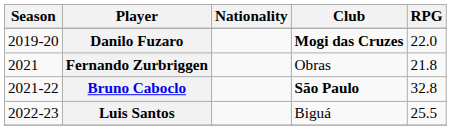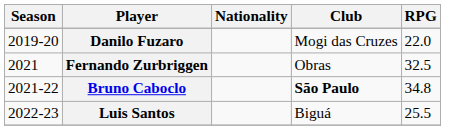(349, 40) bold -> (346, 40) normal
(424, 64) 21.8 -> (418, 64) 32.5
(424, 88) 32.8 -> (418, 88) 34.8
